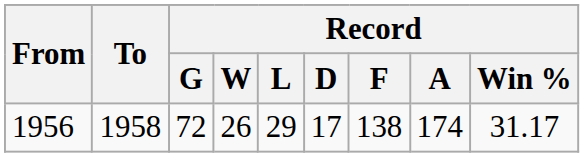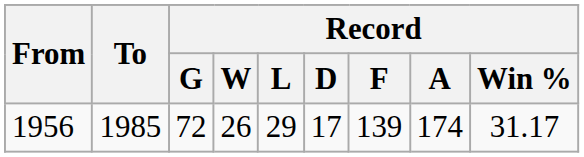(130, 126) 1958 -> (130, 126) 1985
(379, 126) 138 -> (379, 126) 139
